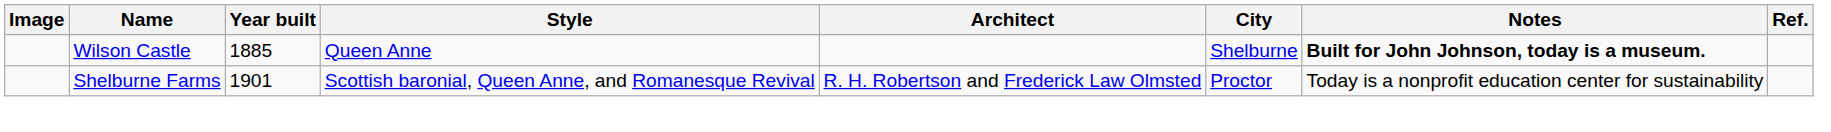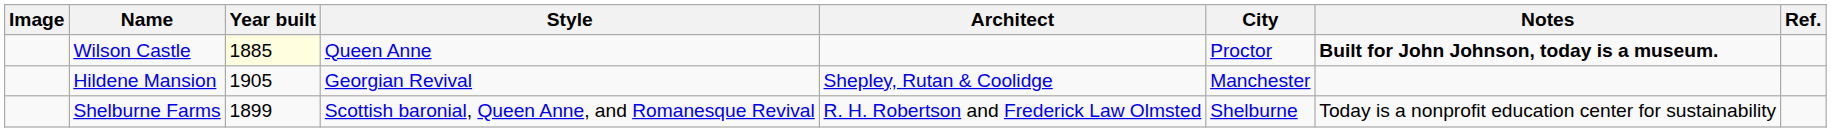(251, 50) no background -> (251, 50) lightyellow background
(1254, 50) Shelburne -> (1241, 50) Proctor
+ row: (145, 80)
(251, 80) 1901 -> (251, 111) 1899
(1241, 80) Proctor -> (1254, 111) Shelburne
